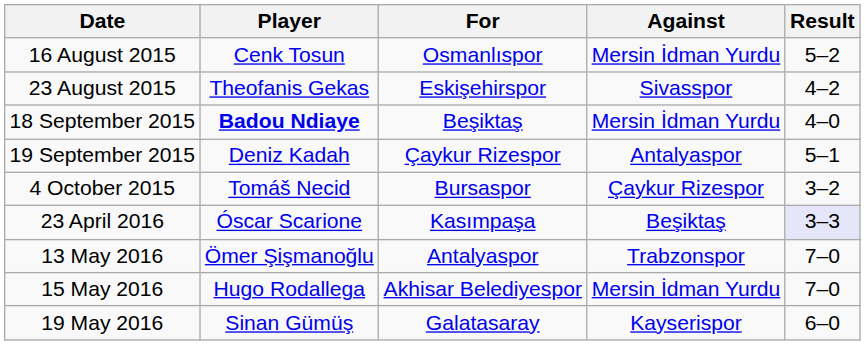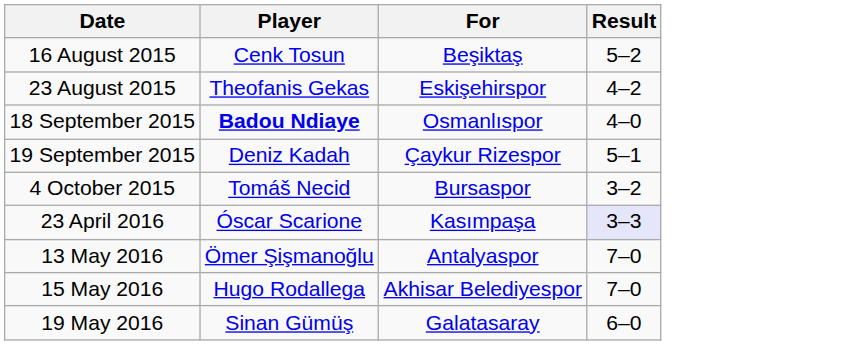- column: (686, 21)
(483, 54) Osmanlıspor -> (483, 54) Beşiktaş
(483, 121) Beşiktaş -> (483, 121) Osmanlıspor
